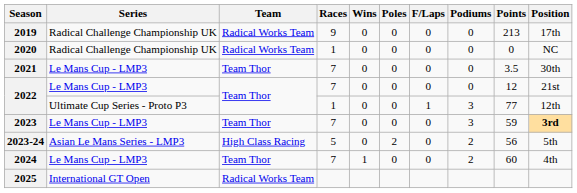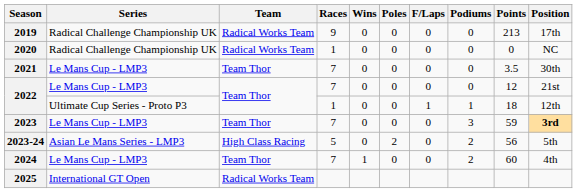(471, 105) 3 -> (471, 105) 1
(511, 105) 77 -> (511, 105) 18
